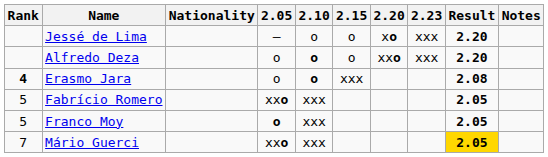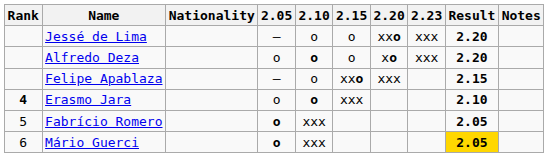(389, 36) xo -> (389, 36) xxo
(389, 57) xxo -> (389, 57) xo
+ row: (104, 79)
(472, 79) 2.08 -> (472, 100) 2.10
(277, 100) xxo -> (277, 121) o
- row: (84, 121)
(23, 142) 7 -> (23, 142) 6
(277, 142) xxo -> (277, 142) o
